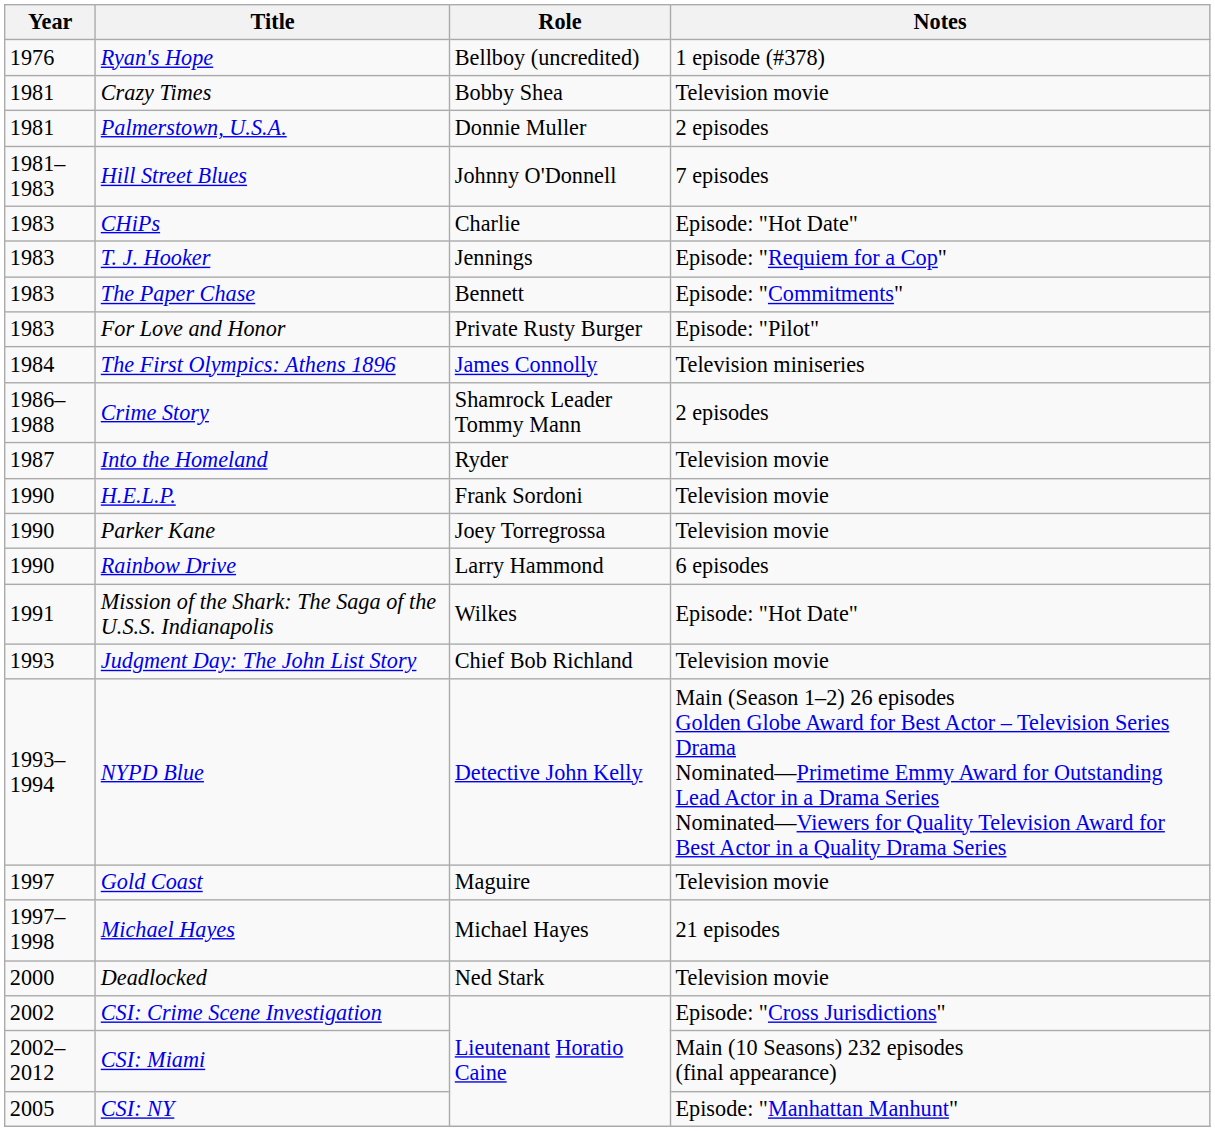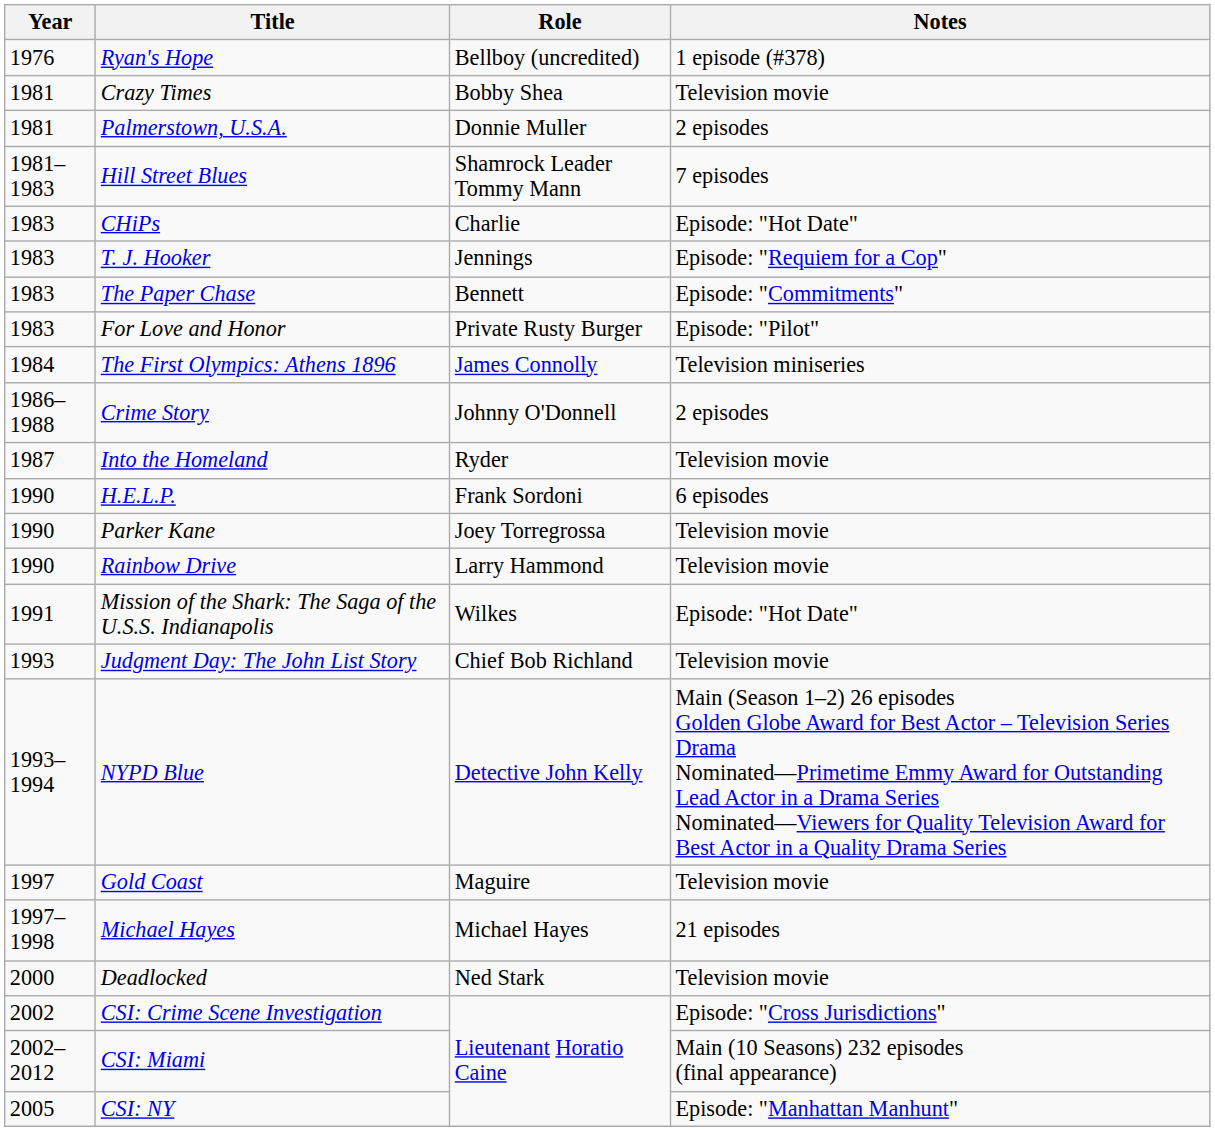(536, 175) Johnny O'Donnell -> (534, 175) Shamrock Leader Tommy Mann
(534, 412) Shamrock Leader Tommy Mann -> (536, 412) Johnny O'Donnell
(752, 495) Television movie -> (722, 495) 6 episodes
(722, 565) 6 episodes -> (752, 565) Television movie
